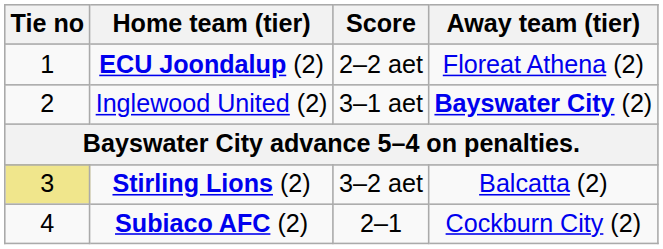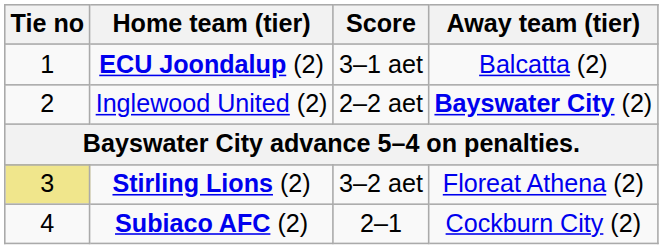(381, 64) 2–2 aet -> (381, 64) 3–1 aet
(543, 64) Floreat Athena (2) -> (543, 64) Balcatta (2)
(381, 104) 3–1 aet -> (381, 104) 2–2 aet
(543, 183) Balcatta (2) -> (543, 183) Floreat Athena (2)
